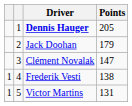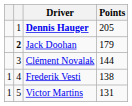(19, 44) normal -> (19, 44) bold
(106, 60) 147 -> (106, 60) 144
